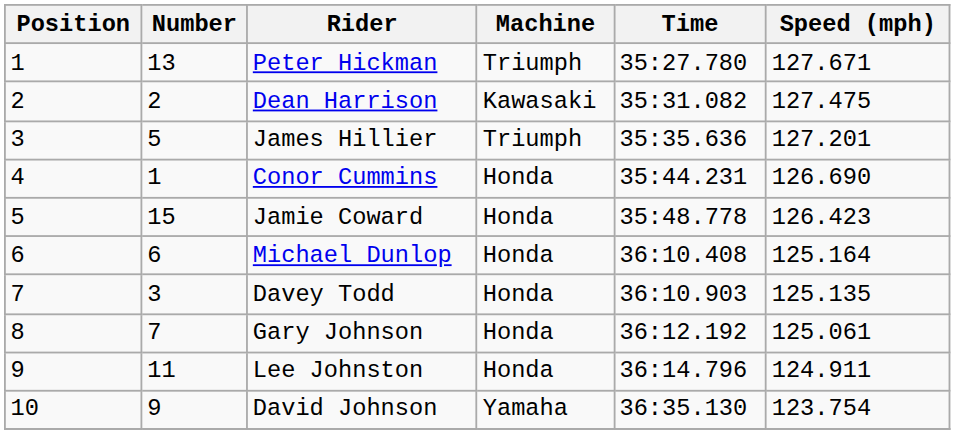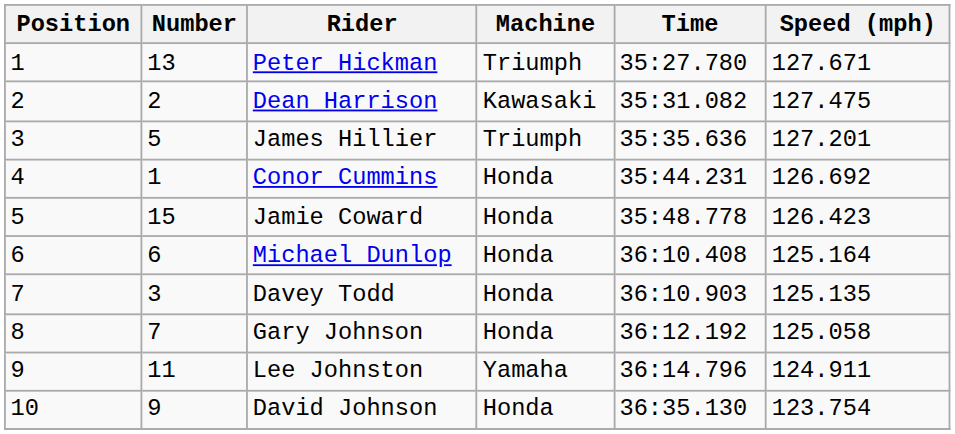(821, 178) 126.690 -> (821, 178) 126.692
(821, 333) 125.061 -> (821, 333) 125.058
(518, 371) Honda -> (525, 371) Yamaha
(525, 410) Yamaha -> (518, 410) Honda
